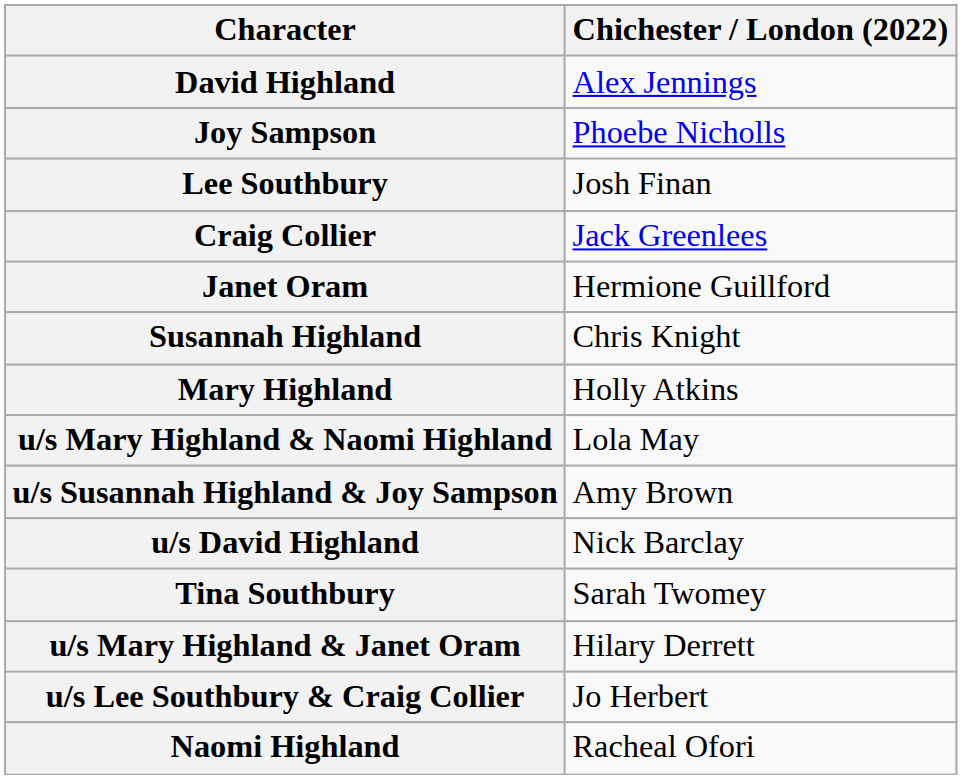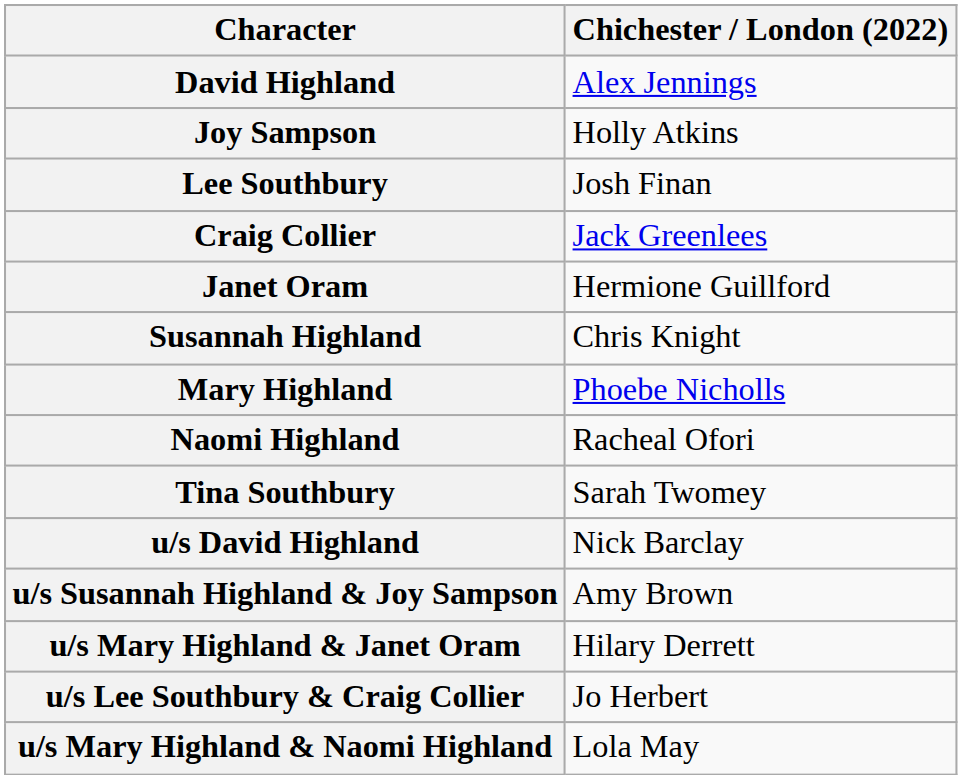(679, 132) Phoebe Nicholls -> (656, 132) Holly Atkins
(656, 388) Holly Atkins -> (679, 388) Phoebe Nicholls
rows swapped: (285, 747) <-> (285, 440)
rows swapped: (285, 593) <-> (285, 491)
